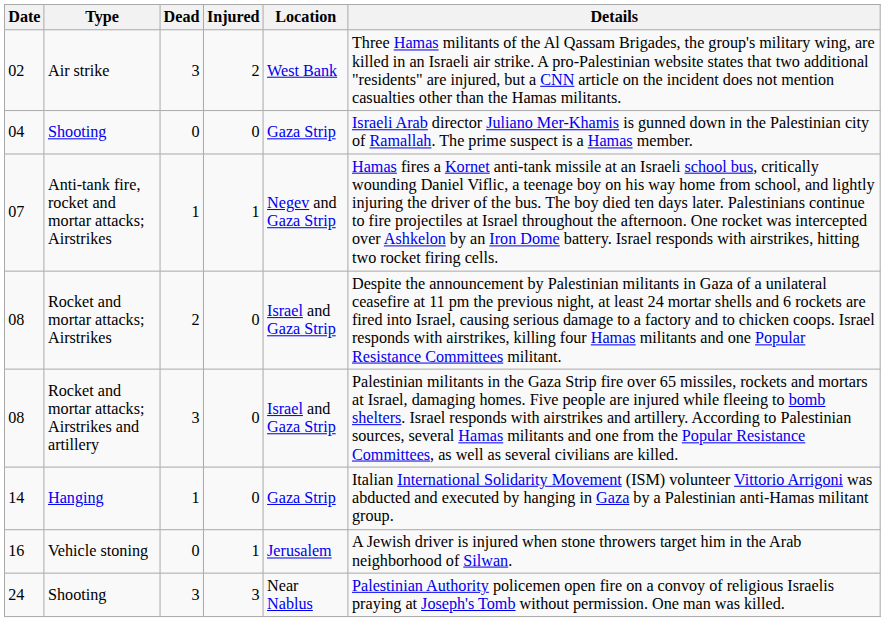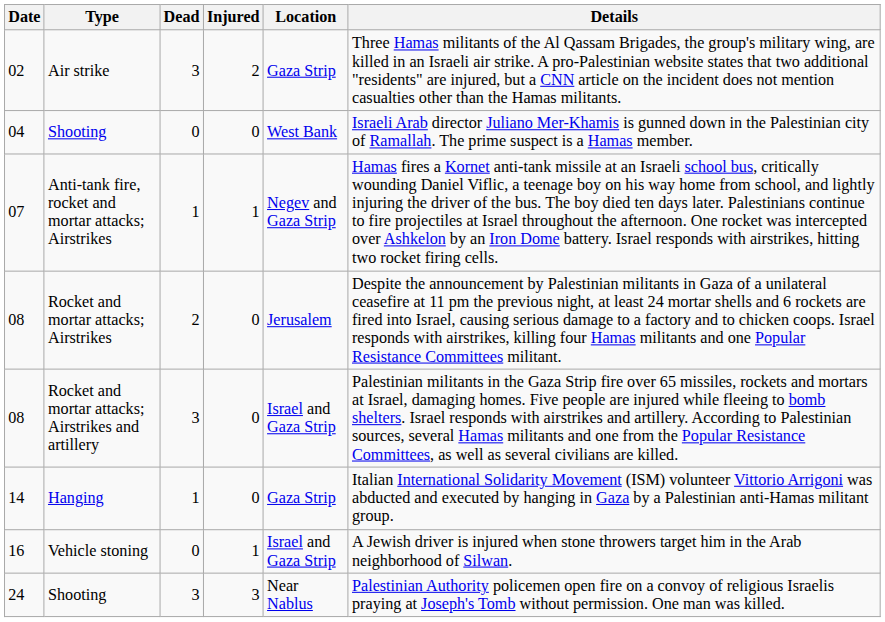(302, 70) West Bank -> (301, 70) Gaza Strip
(301, 132) Gaza Strip -> (302, 132) West Bank
(301, 319) Israel and Gaza Strip -> (299, 319) Jerusalem
(299, 551) Jerusalem -> (301, 551) Israel and Gaza Strip
